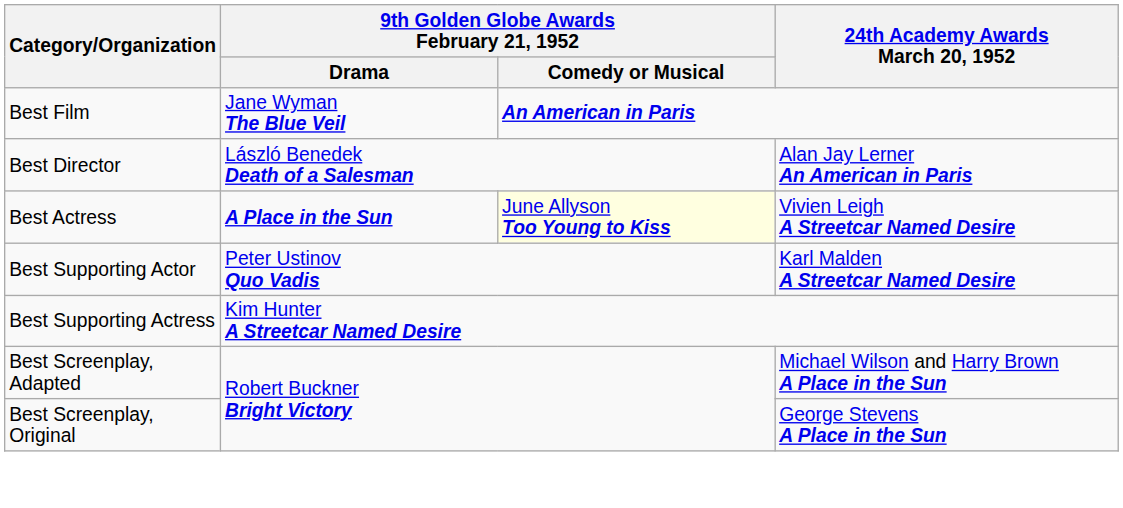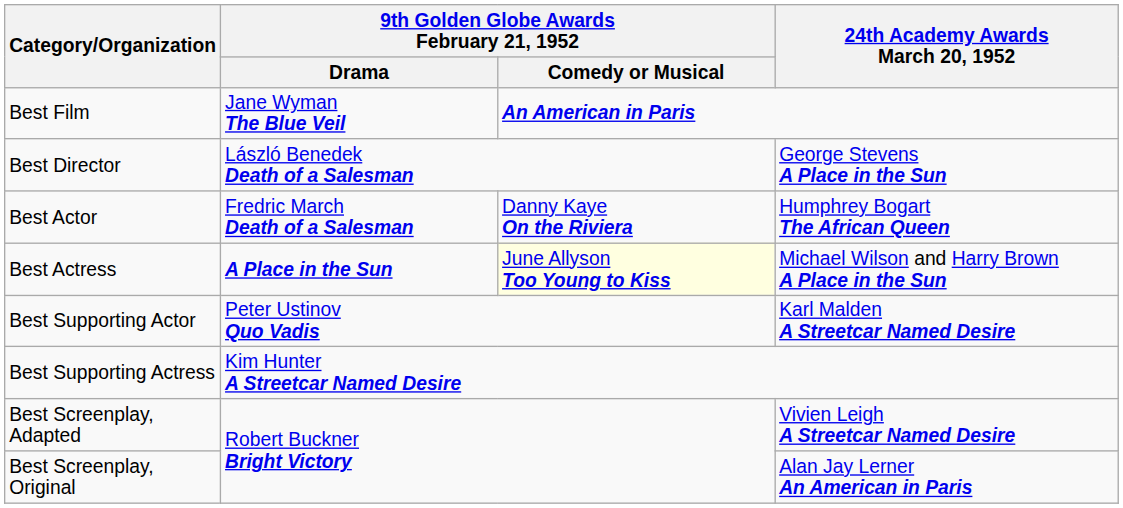(876, 165) Alan Jay Lerner An American in Paris -> (863, 165) George Stevens A Place in the Sun
+ row: (53, 217)
(897, 217) Vivien Leigh A Streetcar Named Desire -> (919, 269) Michael Wilson and Harry Brown A Place in the Sun
(919, 373) Michael Wilson and Harry Brown A Place in the Sun -> (897, 425) Vivien Leigh A Streetcar Named Desire
(863, 425) George Stevens A Place in the Sun -> (876, 477) Alan Jay Lerner An American in Paris
